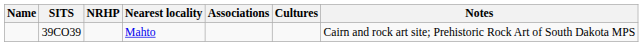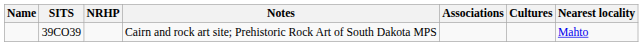columns swapped: (164, 13) <-> (479, 13)
